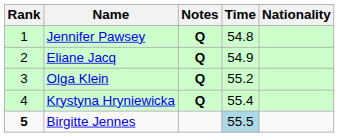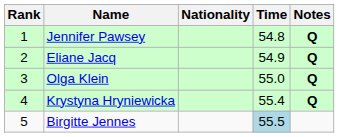columns swapped: (296, 15) <-> (200, 15)
(240, 79) 55.2 -> (272, 79) 55.0
(24, 121) bold -> (24, 121) normal
